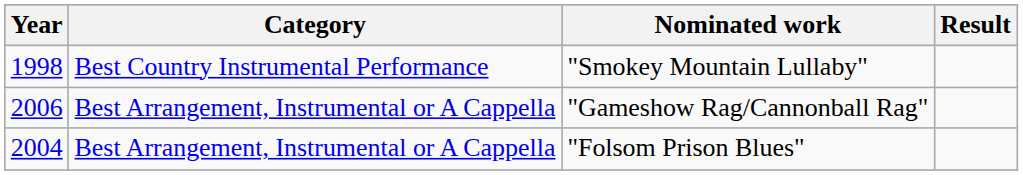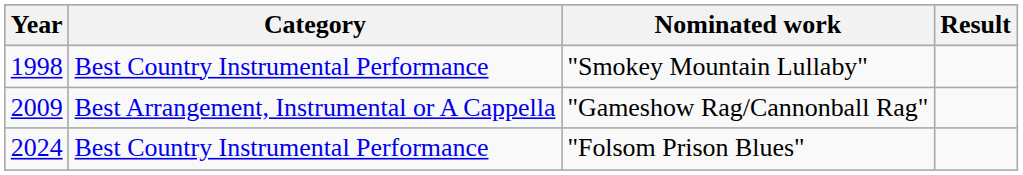(37, 107) 2006 -> (37, 107) 2009
(37, 148) 2004 -> (37, 148) 2024
(315, 148) Best Arrangement, Instrumental or A Cappella -> (282, 148) Best Country Instrumental Performance
